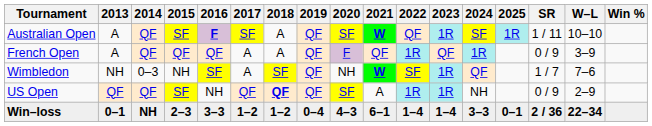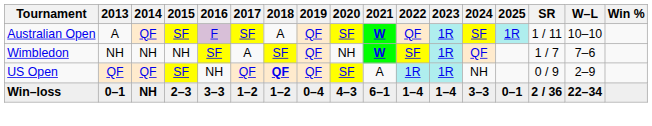(214, 33) bold -> (214, 33) normal
- row: (43, 53)
(148, 72) 0–3 -> (148, 53) NH
